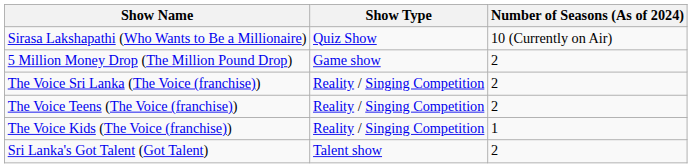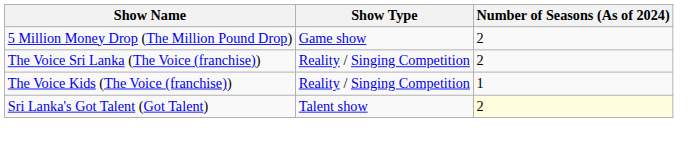- row: (157, 38)
- row: (123, 106)
(494, 151) no background -> (480, 106) lightyellow background
